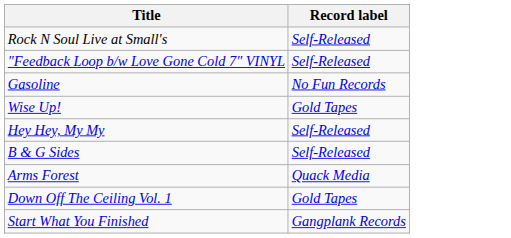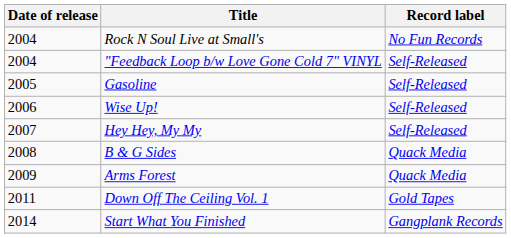+ column: (53, 15)
(331, 38) Self-Released -> (435, 38) No Fun Records
(339, 84) No Fun Records -> (428, 84) Self-Released
(324, 107) Gold Tapes -> (428, 107) Self-Released
(331, 152) Self-Released -> (427, 152) Quack Media
